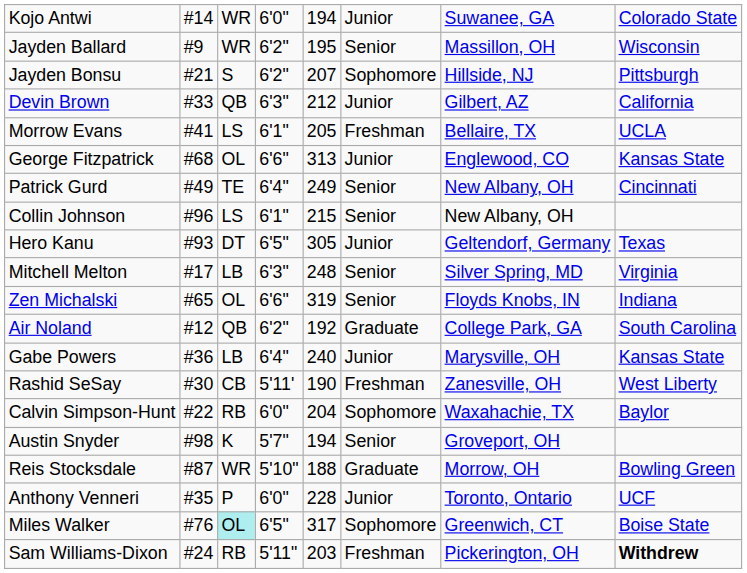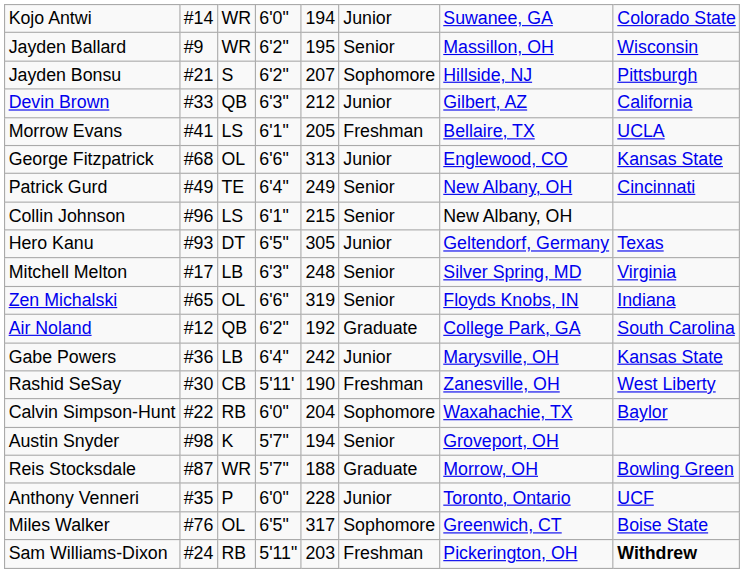(322, 356) 240 -> (320, 356) 242
(279, 469) 5'10" -> (274, 469) 5'7"
(233, 525) paleturquoise background -> (233, 525) no background
